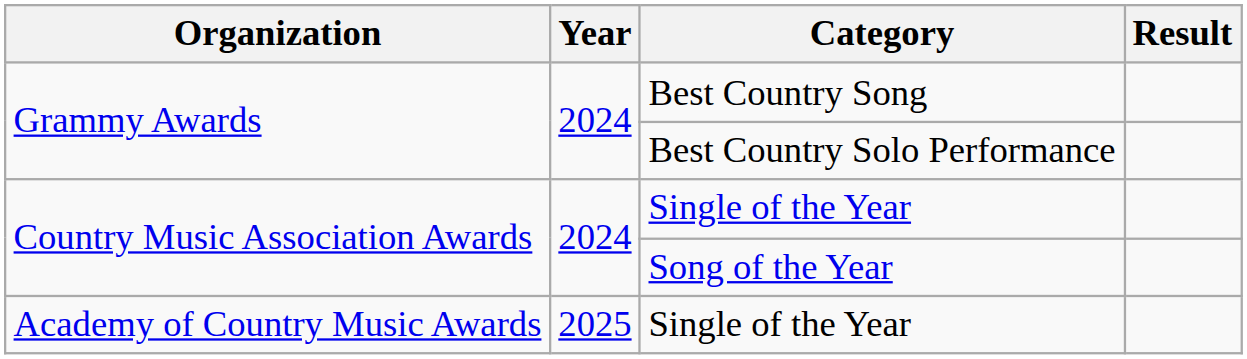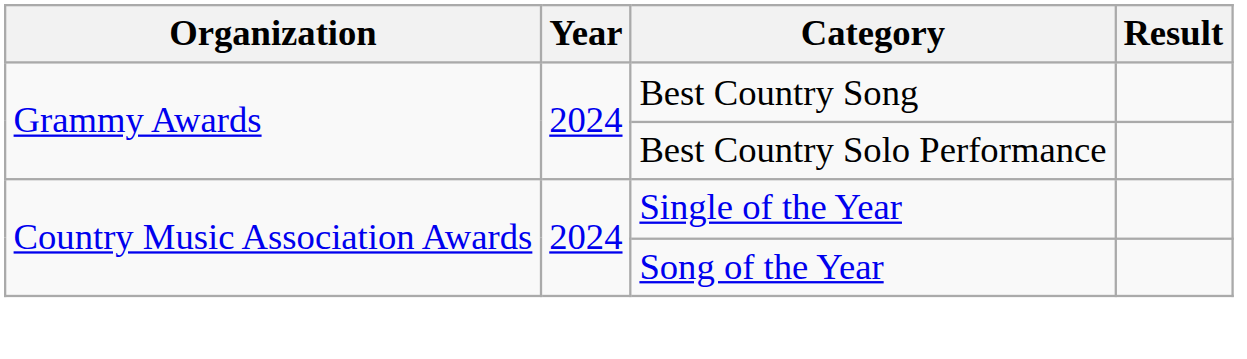- row: (278, 324)
